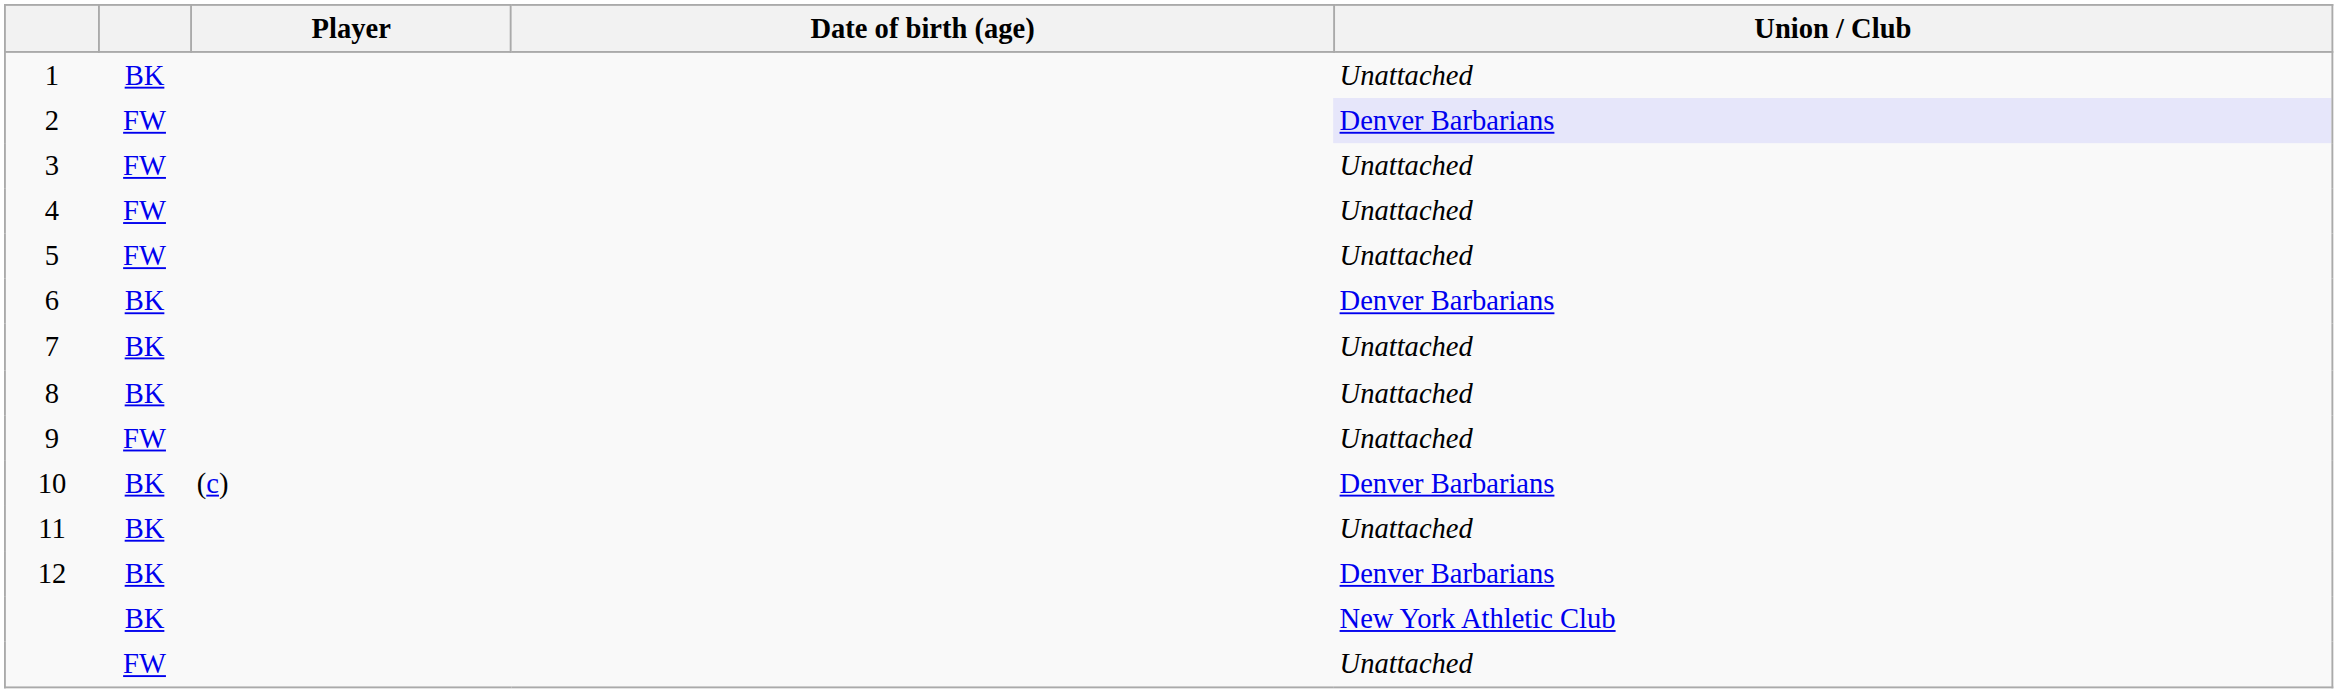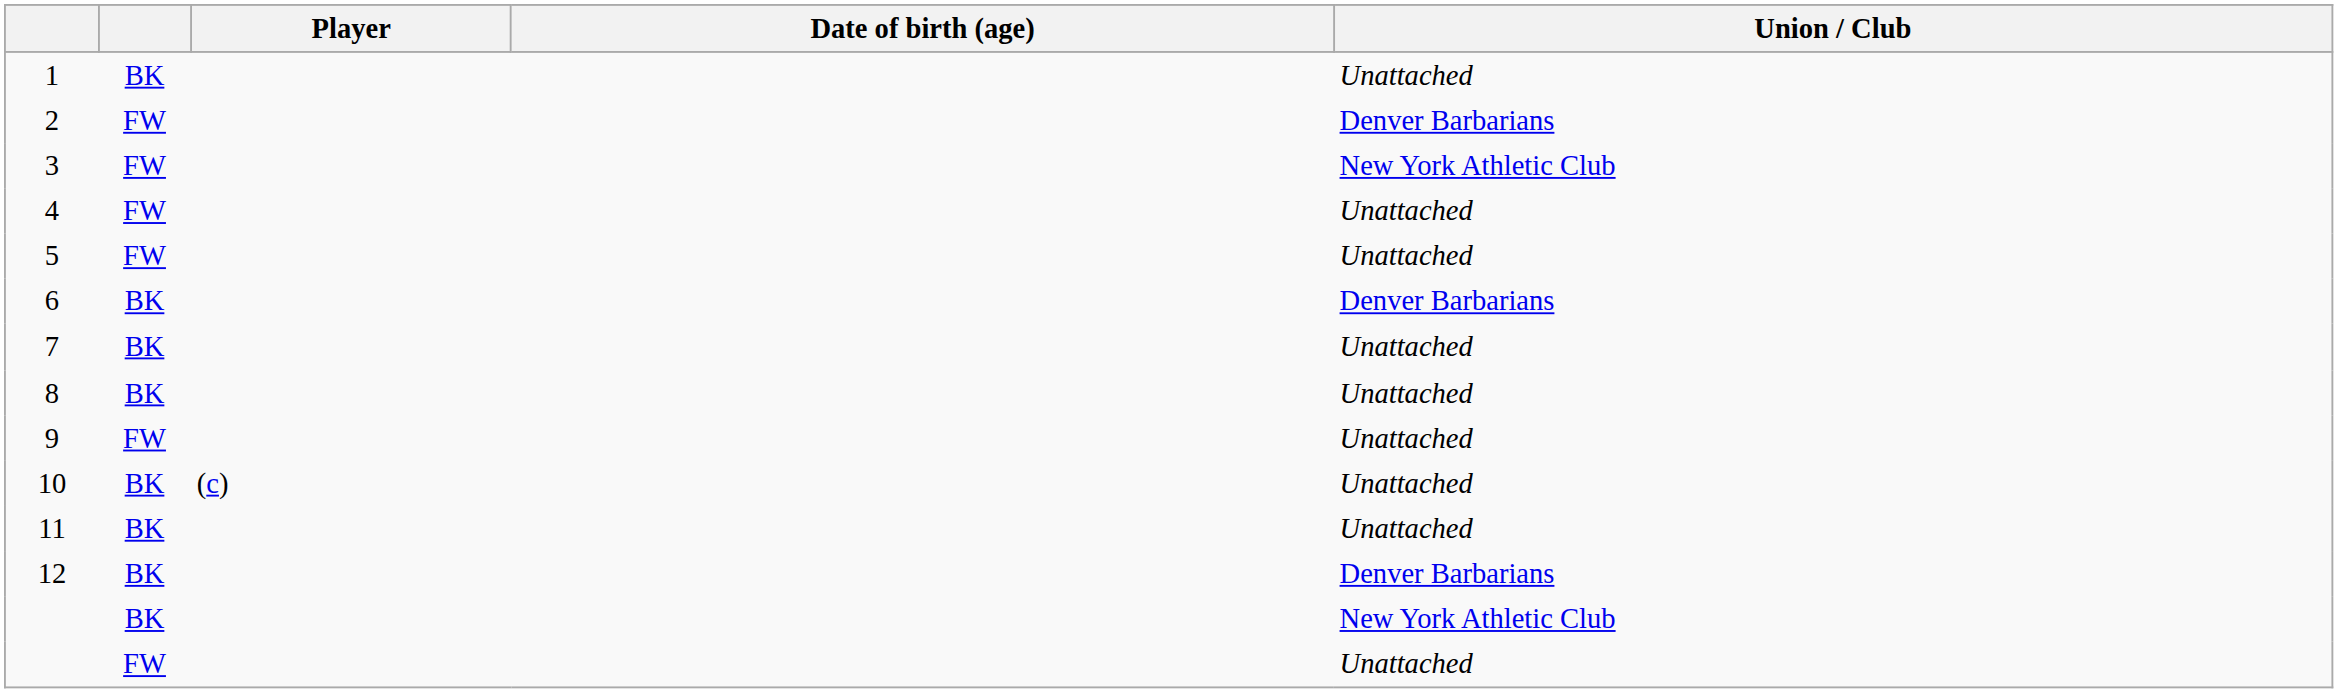(1447, 120) lavender background -> (1447, 120) no background
(1406, 165) Unattached -> (1478, 165) New York Athletic Club
(1447, 482) Denver Barbarians -> (1406, 482) Unattached
